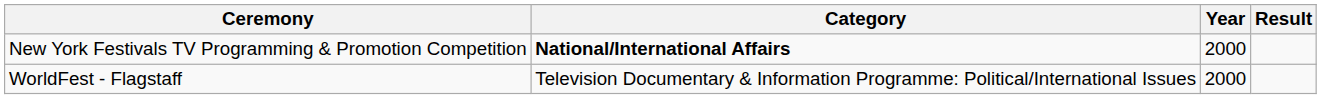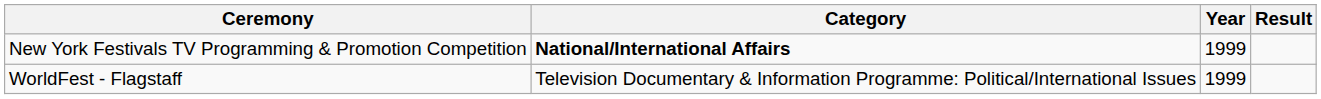(1225, 49) 2000 -> (1225, 49) 1999
(1225, 78) 2000 -> (1225, 78) 1999
